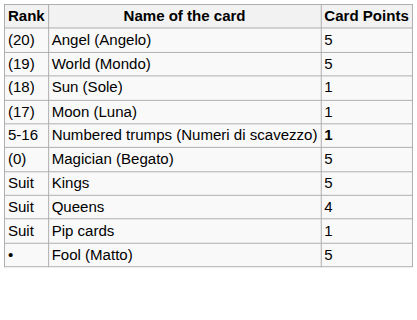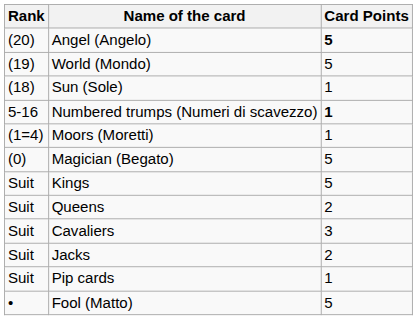(329, 40) normal -> (329, 40) bold
- row: (94, 111)
+ row: (103, 135)
(329, 207) 4 -> (329, 207) 2
+ row: (83, 231)
+ row: (71, 254)
